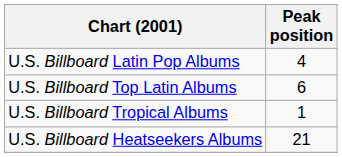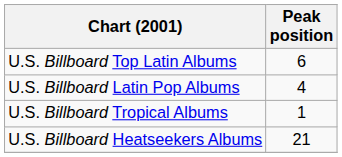rows swapped: (122, 87) <-> (124, 61)
